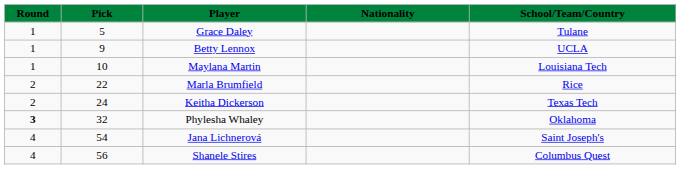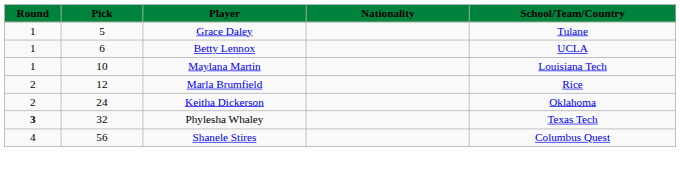(102, 48) 9 -> (102, 48) 6
(102, 84) 22 -> (102, 84) 12
(573, 102) Texas Tech -> (573, 102) Oklahoma
(573, 119) Oklahoma -> (573, 119) Texas Tech
- row: (224, 137)
